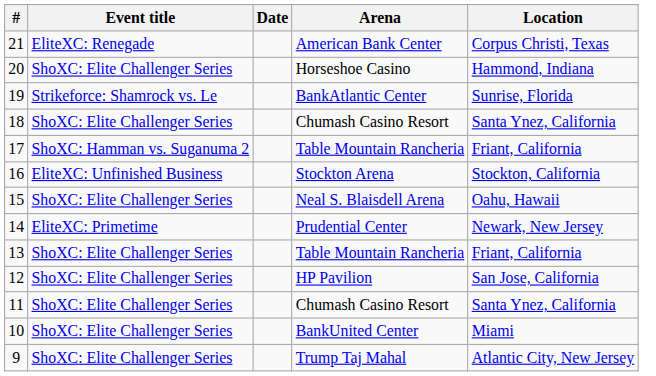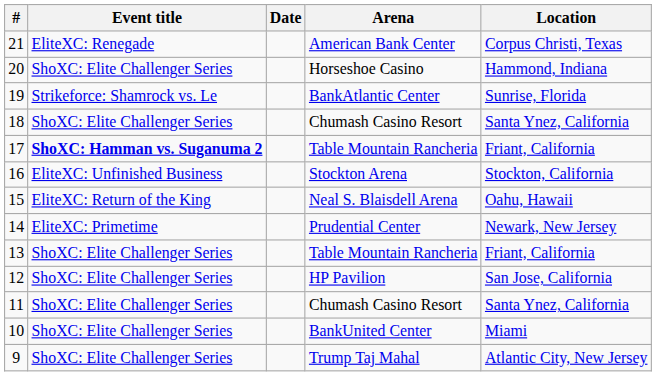(140, 148) normal -> (147, 148) bold
(132, 200) ShoXC: Elite Challenger Series -> (121, 200) EliteXC: Return of the King
